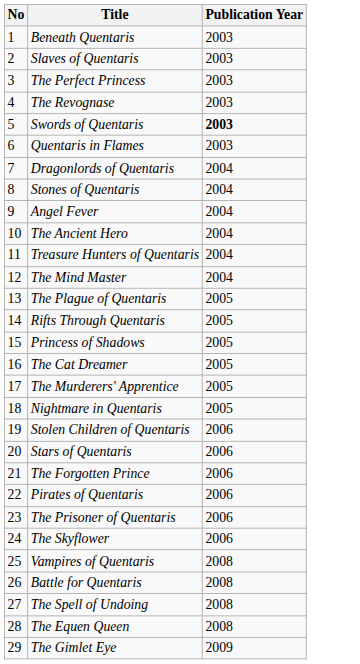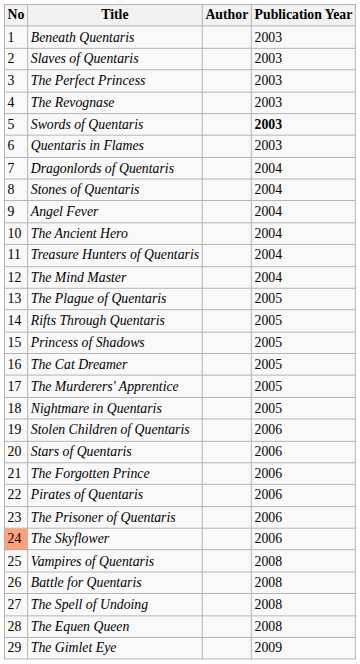+ column: (227, 15)
(14, 539) no background -> (14, 539) lightsalmon background
